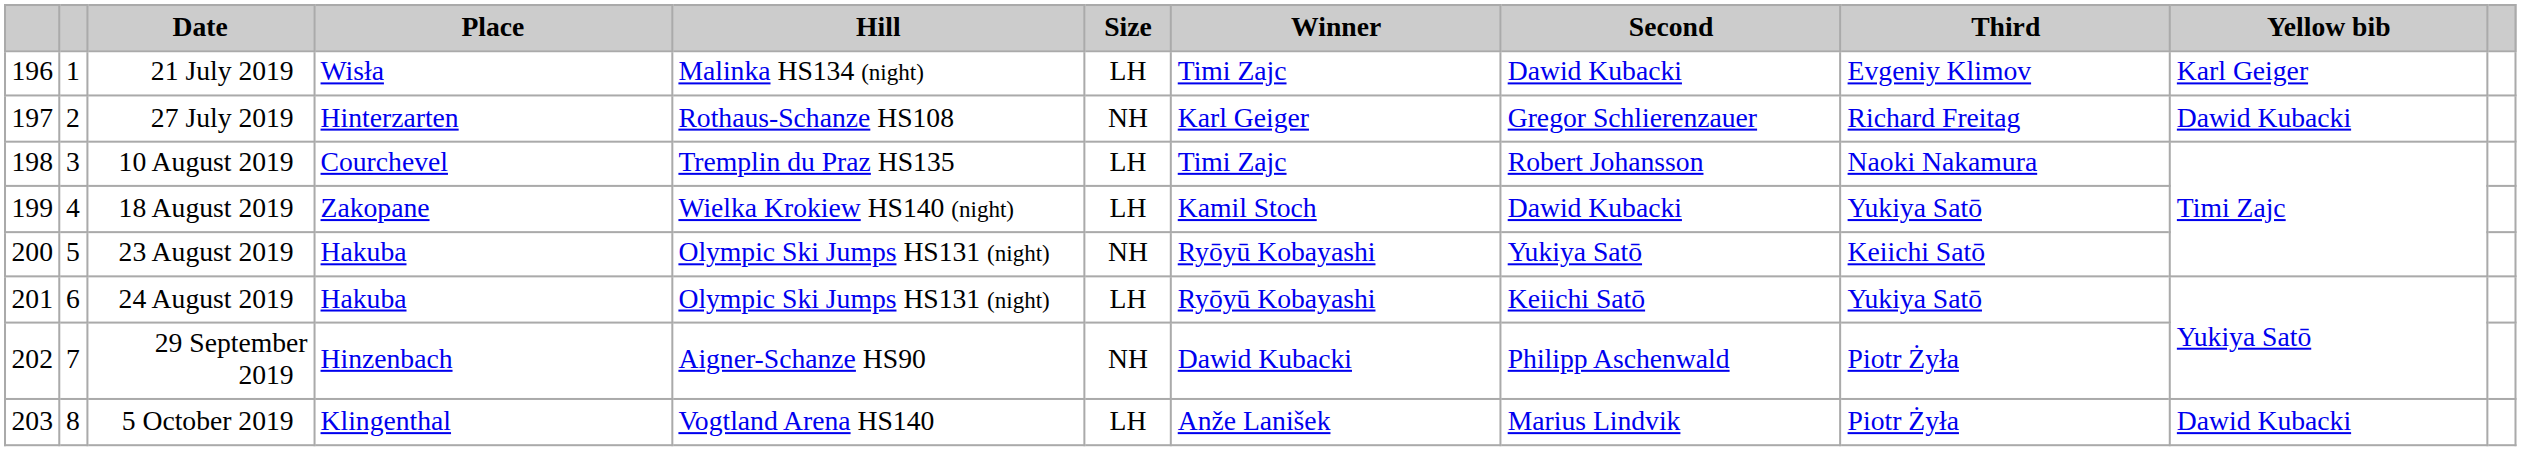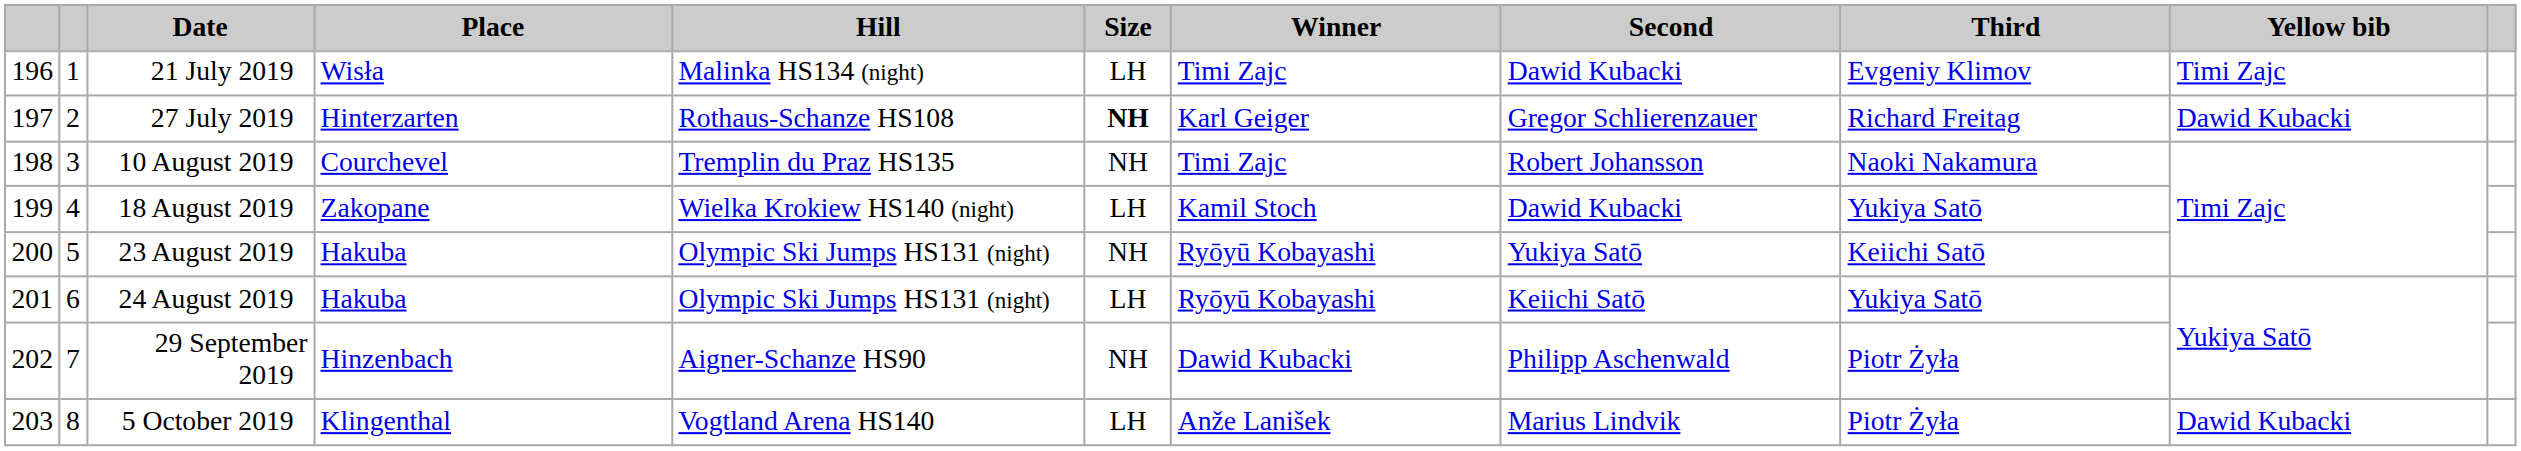(2242, 72) Karl Geiger -> (2231, 72) Timi Zajc
(1128, 117) normal -> (1128, 117) bold
(1128, 162) LH -> (1128, 162) NH
